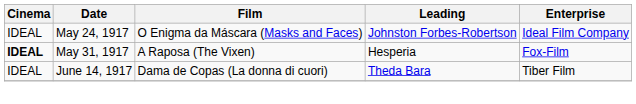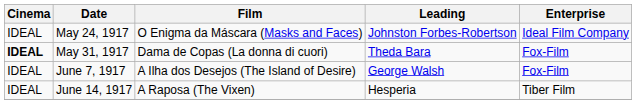(196, 52) A Raposa (The Vixen) -> (233, 52) Dama de Copas (La donna di cuori)
(392, 52) Hesperia -> (399, 52) Theda Bara
+ row: (91, 71)
(233, 71) Dama de Copas (La donna di cuori) -> (196, 90) A Raposa (The Vixen)
(399, 71) Theda Bara -> (392, 90) Hesperia
